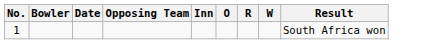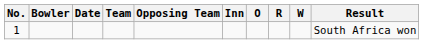+ column: (118, 13)
